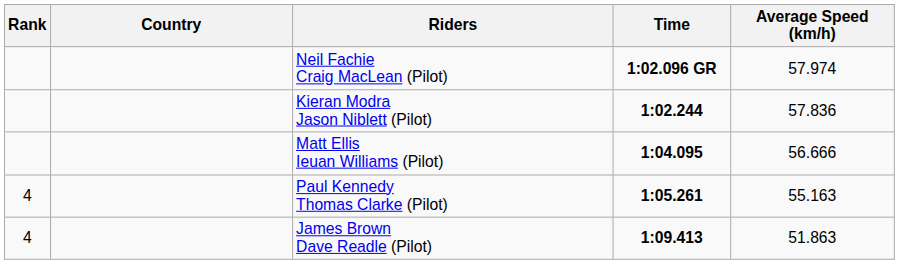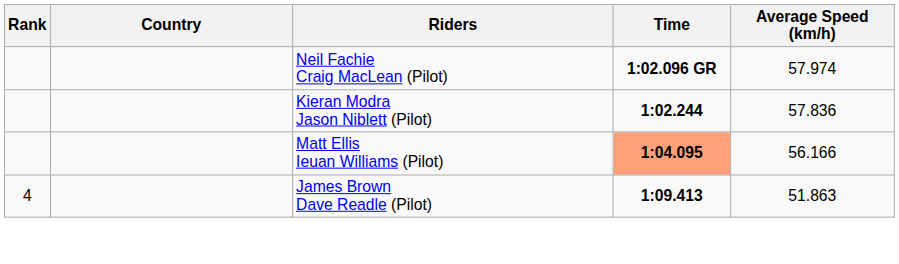(672, 153) no background -> (672, 153) lightsalmon background
(812, 153) 56.666 -> (812, 153) 56.166
- row: (372, 195)
